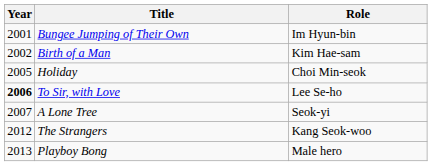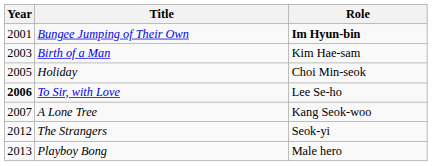(324, 33) normal -> (326, 33) bold
(20, 53) 2002 -> (20, 53) 2003
(311, 111) Seok-yi -> (332, 111) Kang Seok-woo
(332, 131) Kang Seok-woo -> (311, 131) Seok-yi
